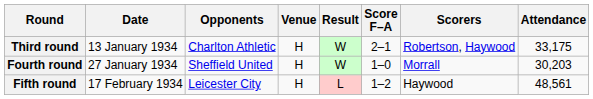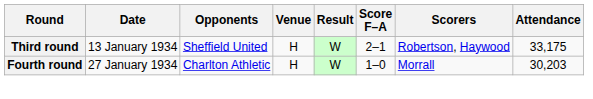(232, 46) Charlton Athletic -> (225, 46) Sheffield United
(231, 65) Sheffield United -> (227, 65) Charlton Athletic
- row: (45, 84)
